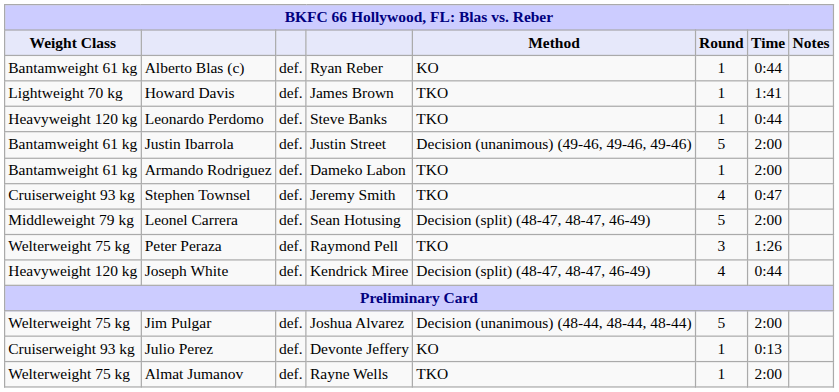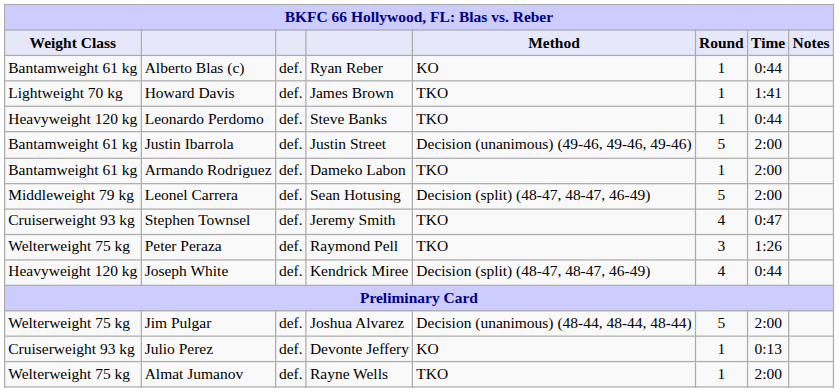rows swapped: (198, 195) <-> (191, 221)
